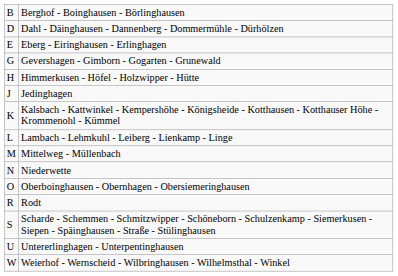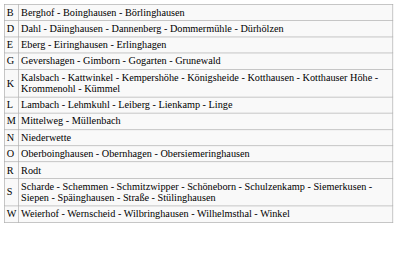- row: (110, 77)
- row: (47, 93)
- row: (102, 246)
